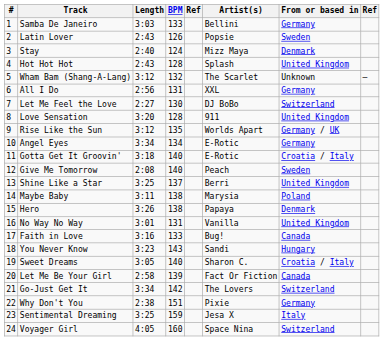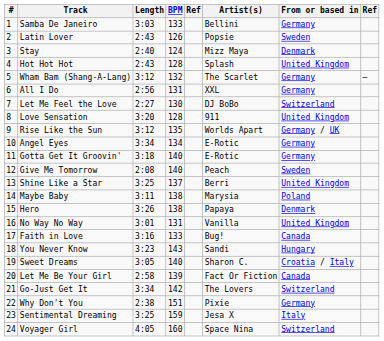(298, 77) Unknown -> (298, 77) Germany
(318, 157) Croatia / Italy -> (298, 157) Germany
